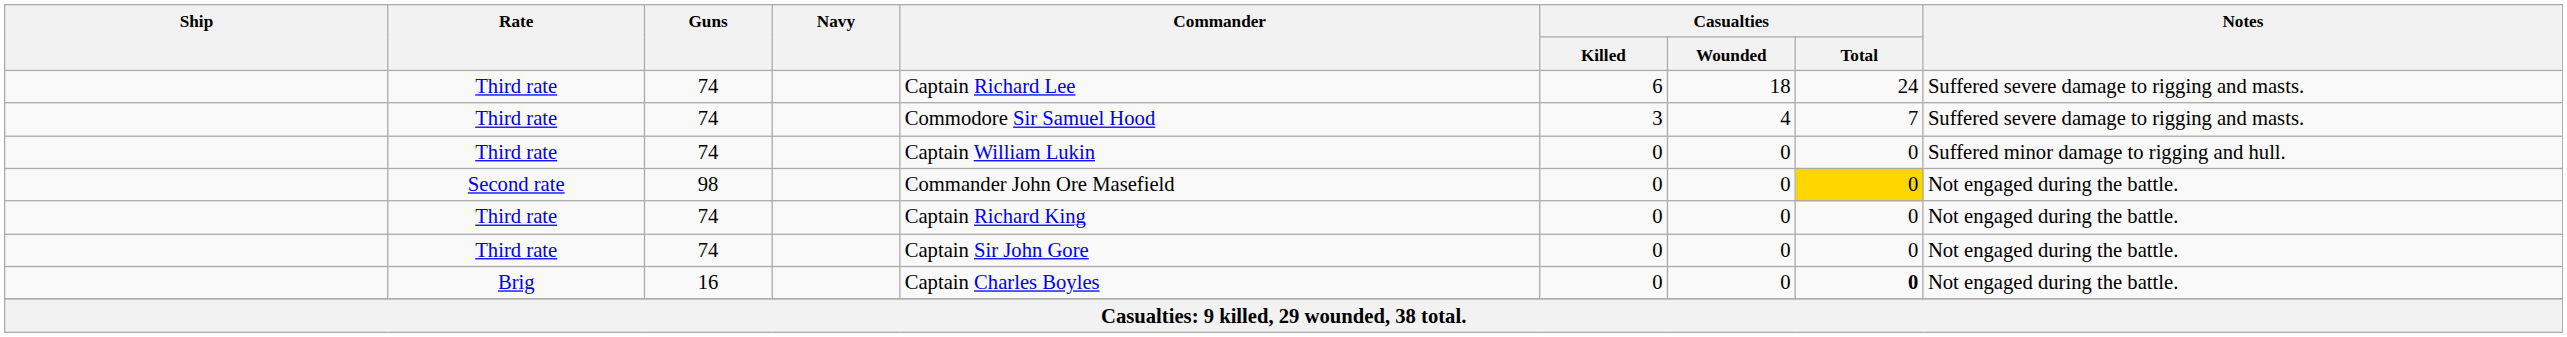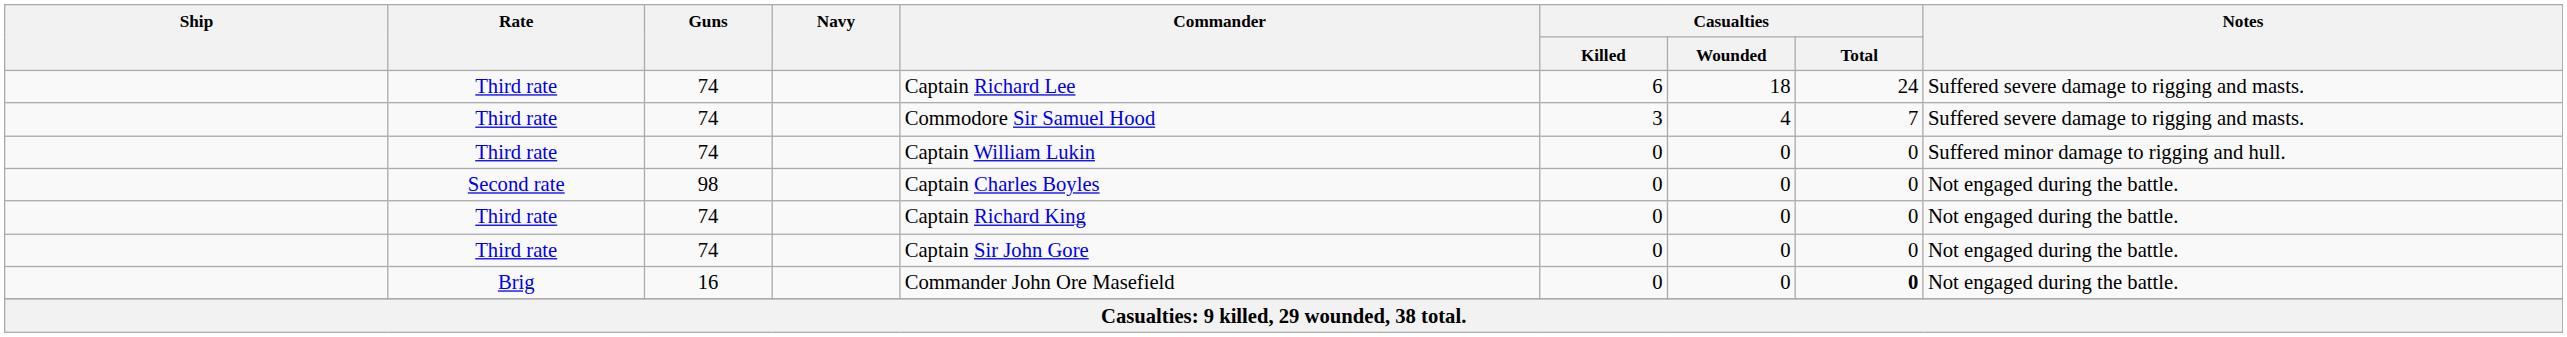(1040, 184) Commander John Ore Masefield -> (1002, 184) Captain Charles Boyles
(1913, 184) gold background -> (1913, 184) no background
(1002, 282) Captain Charles Boyles -> (1040, 282) Commander John Ore Masefield
